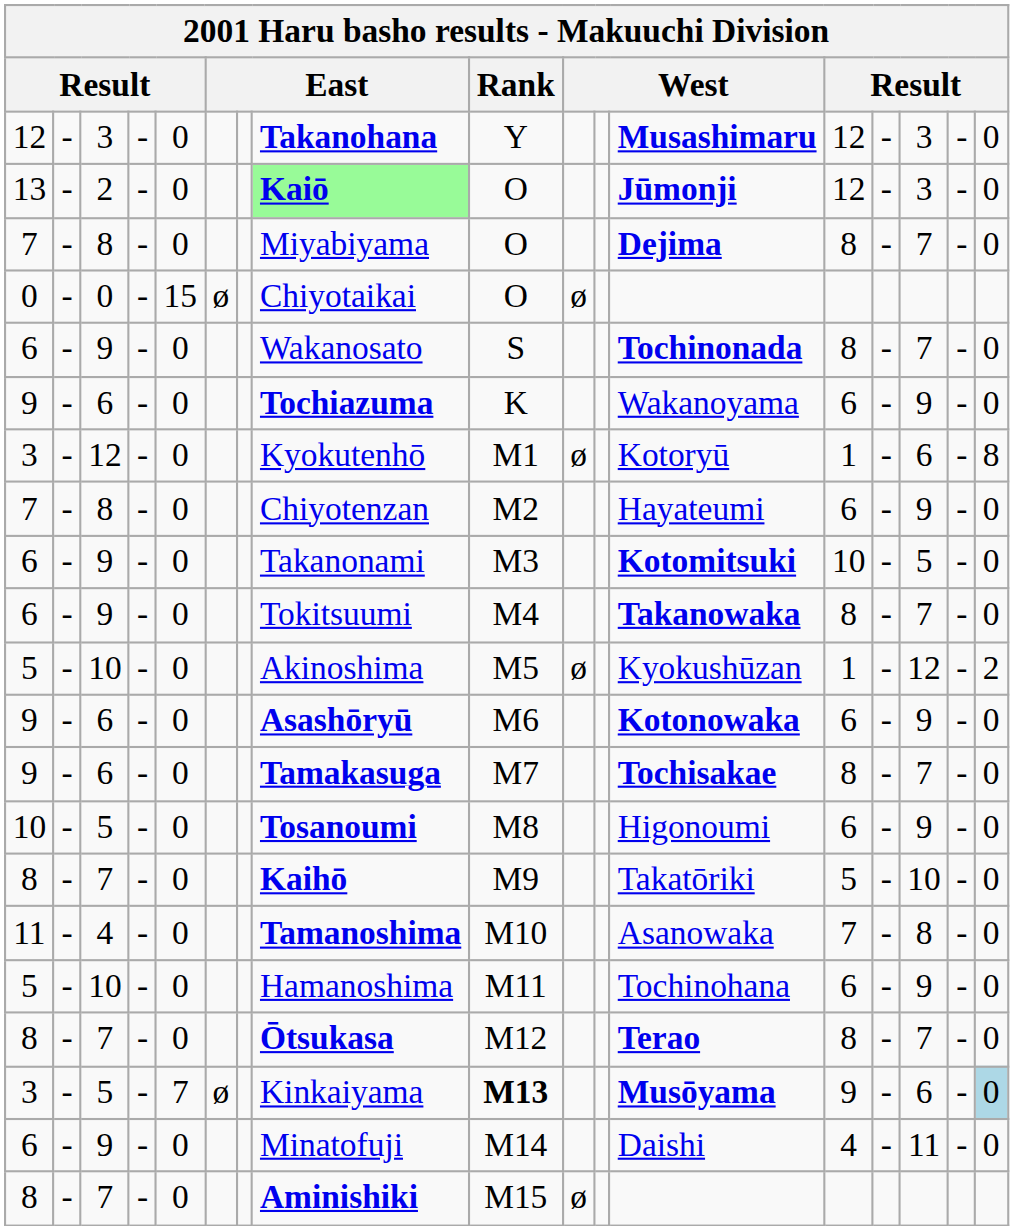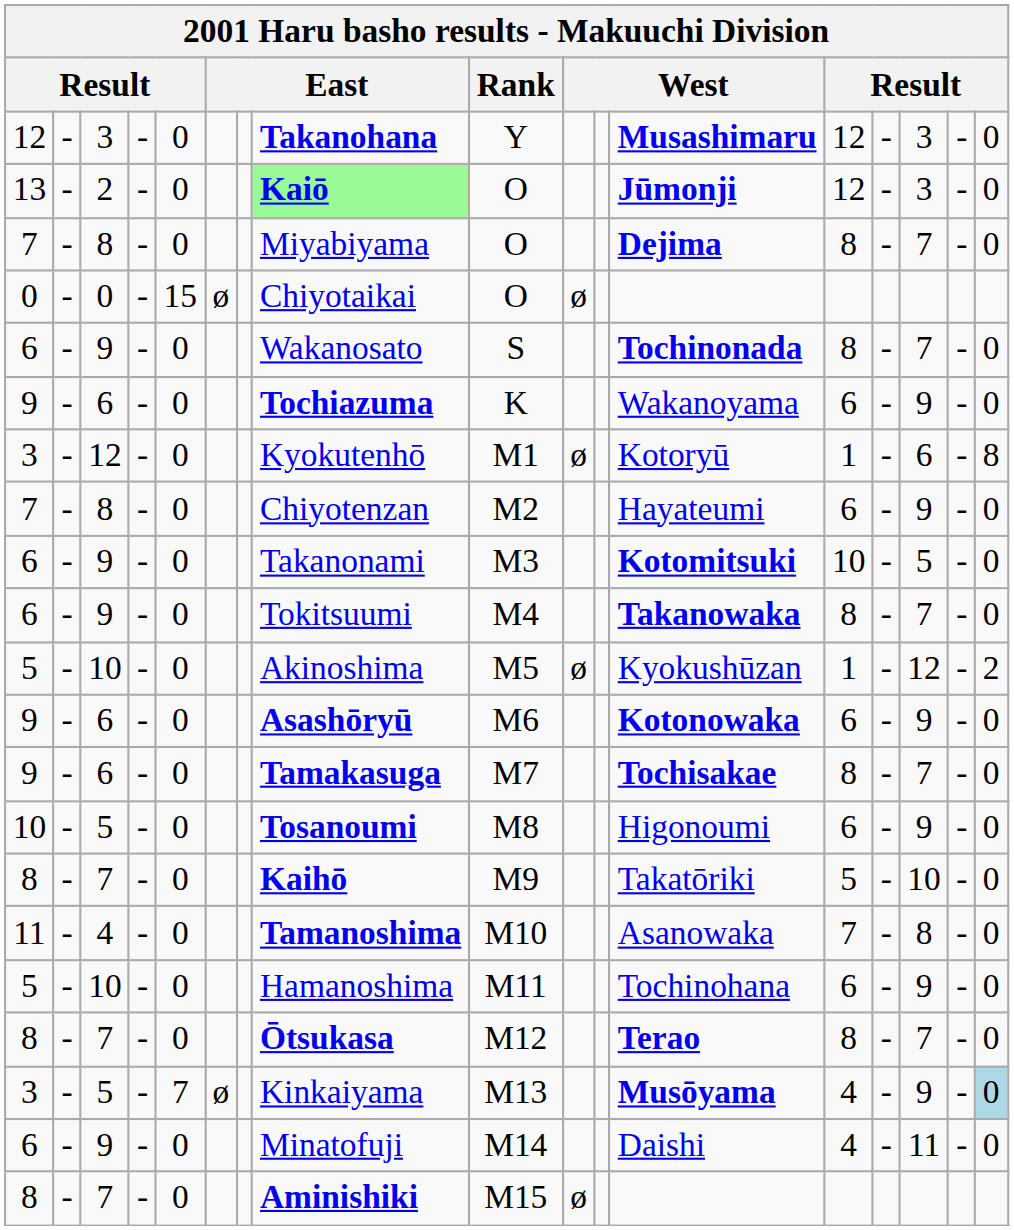(516, 1091) bold -> (516, 1091) normal
(849, 1091) 9 -> (849, 1091) 4
(924, 1091) 6 -> (924, 1091) 9
